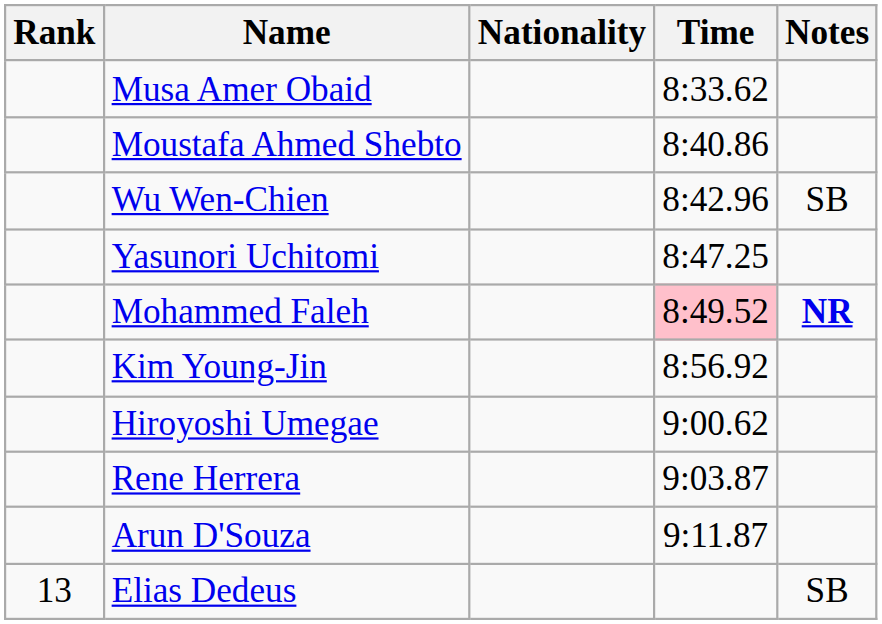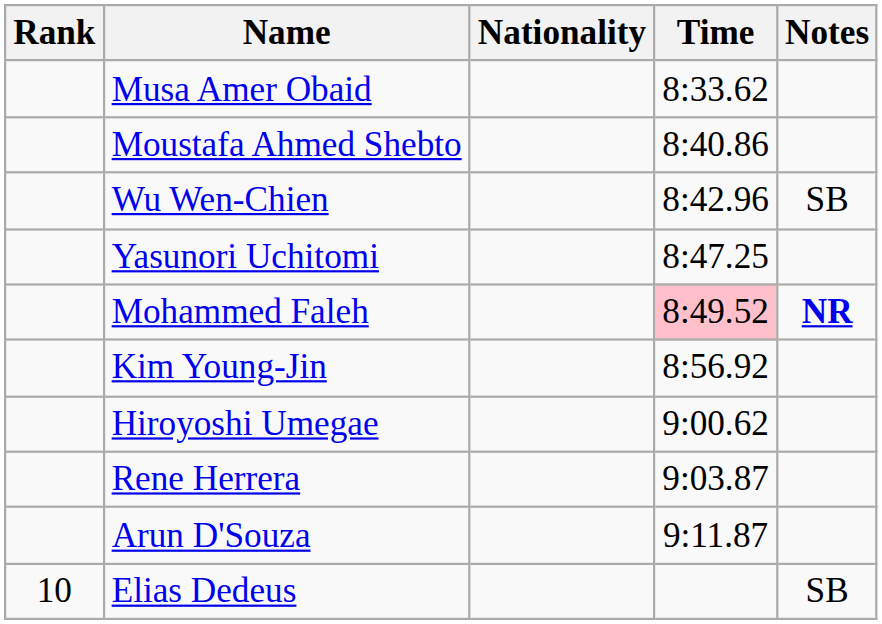(54, 590) 13 -> (54, 590) 10
